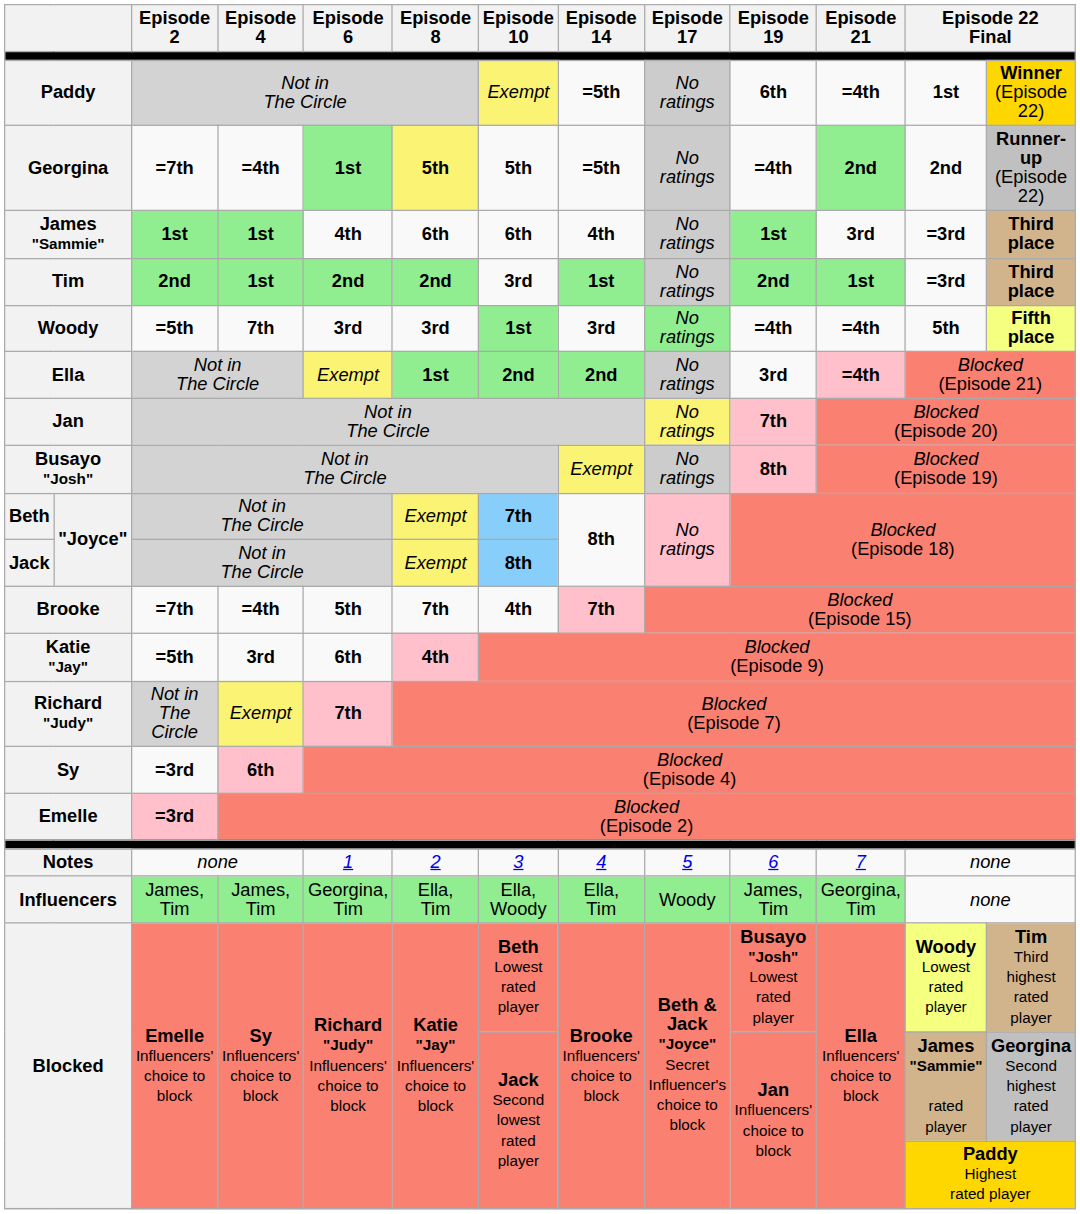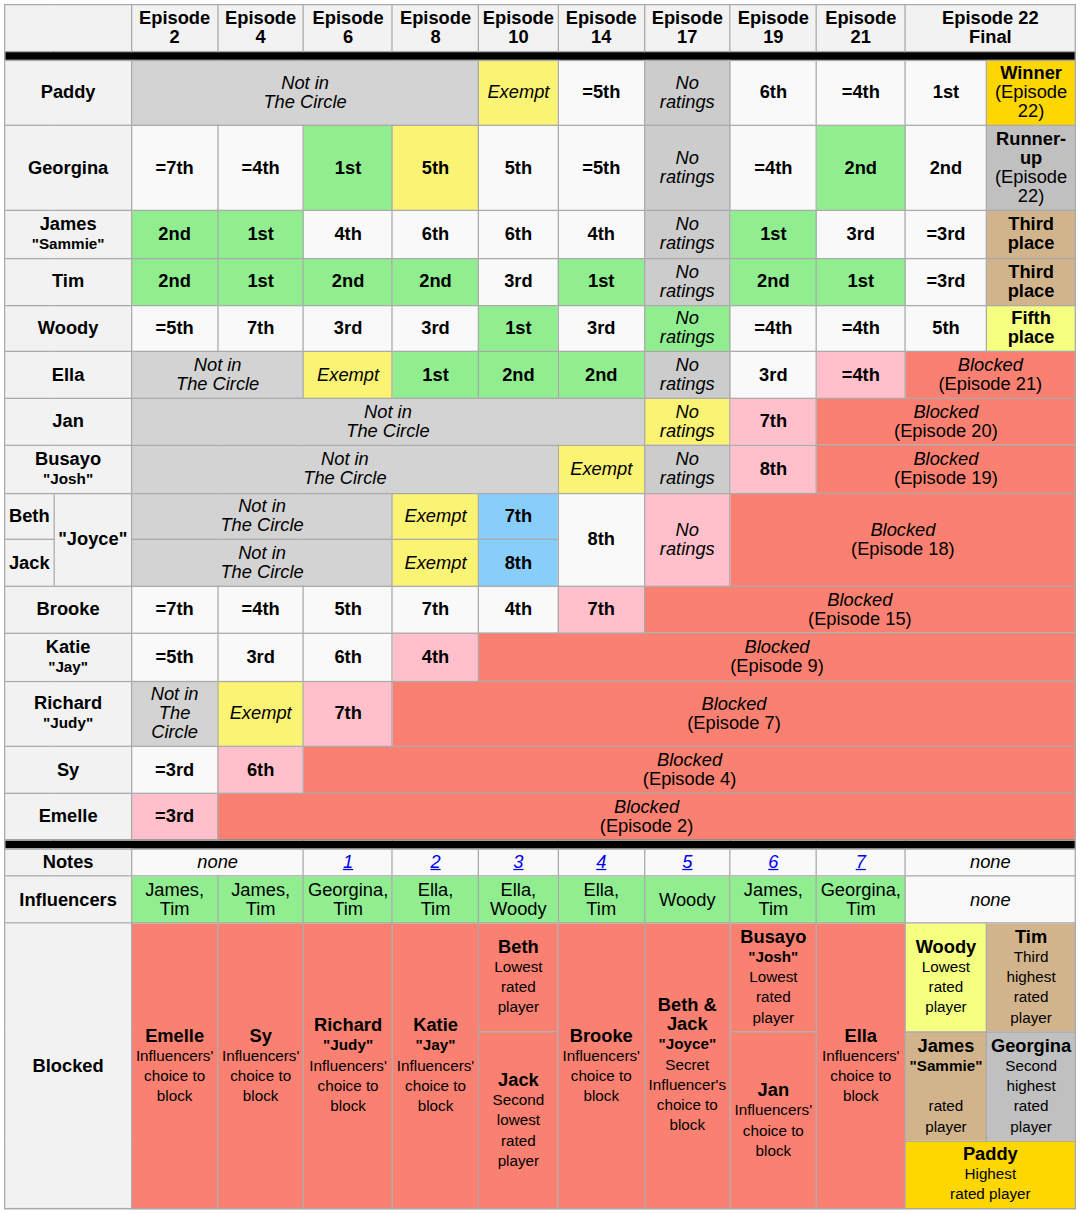(175, 234) 1st -> (175, 234) 2nd
